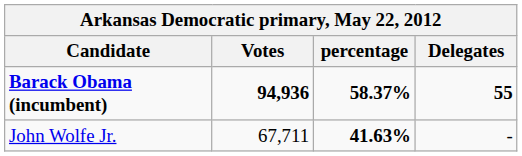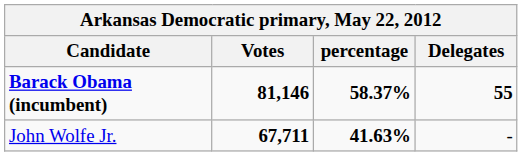(283, 93) 94,936 -> (283, 93) 81,146
(284, 135) normal -> (284, 135) bold
